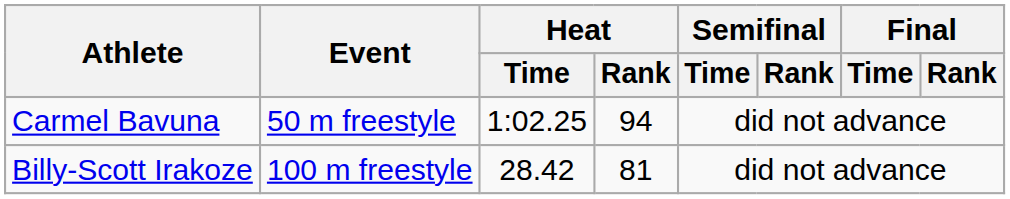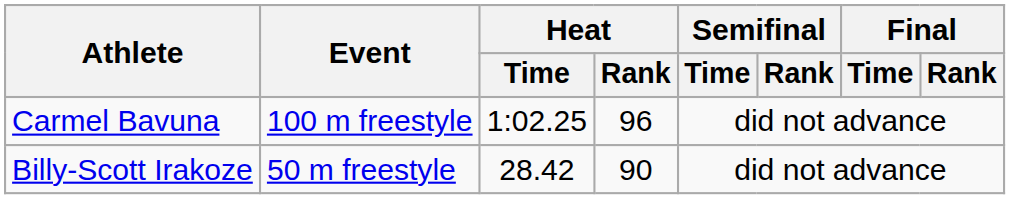(361, 122) 50 m freestyle -> (370, 122) 100 m freestyle
(636, 122) 94 -> (636, 122) 96
(370, 169) 100 m freestyle -> (361, 169) 50 m freestyle
(636, 169) 81 -> (636, 169) 90
